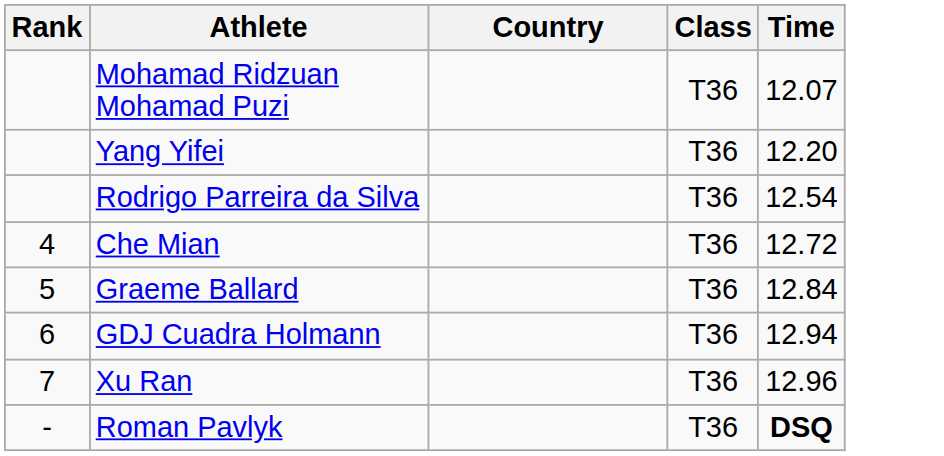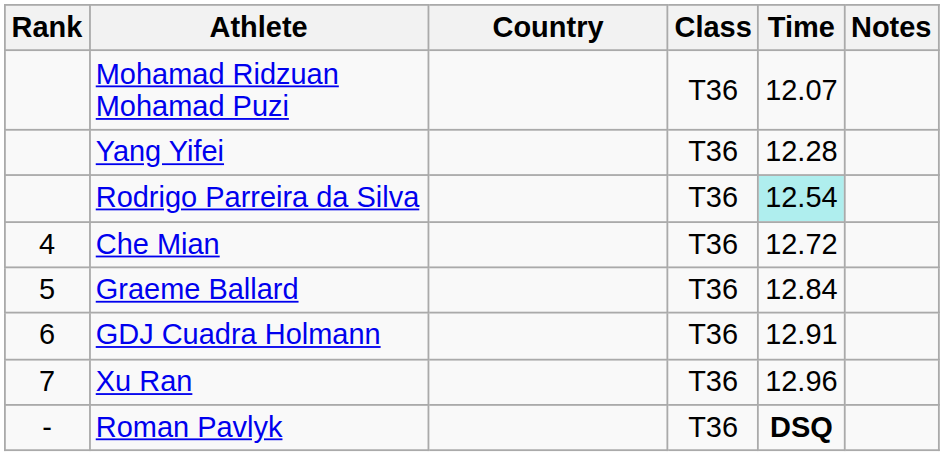+ column: (891, 27)
(801, 151) 12.20 -> (801, 151) 12.28
(801, 197) no background -> (801, 197) paleturquoise background
(801, 335) 12.94 -> (801, 335) 12.91
